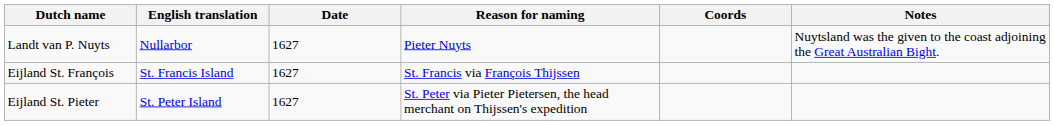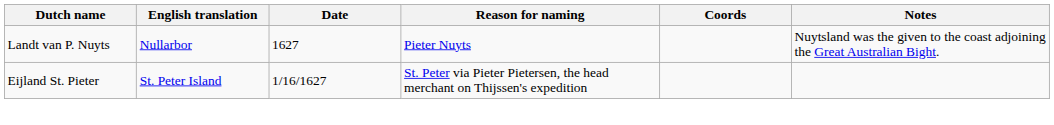- row: (61, 72)
(285, 101) 1627 -> (299, 80) 1/16/1627
